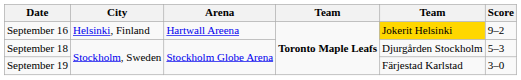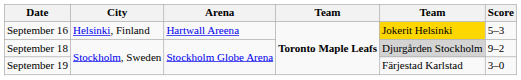(496, 30) 9–2 -> (496, 30) 5–3
(432, 48) no background -> (432, 48) lightgrey background
(496, 48) 5–3 -> (496, 48) 9–2
